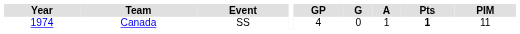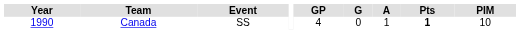(42, 23) 1974 -> (42, 23) 1990
(485, 23) 11 -> (485, 23) 10
